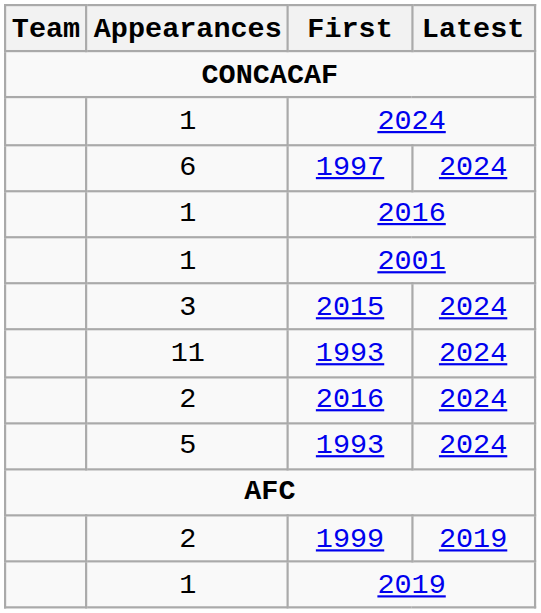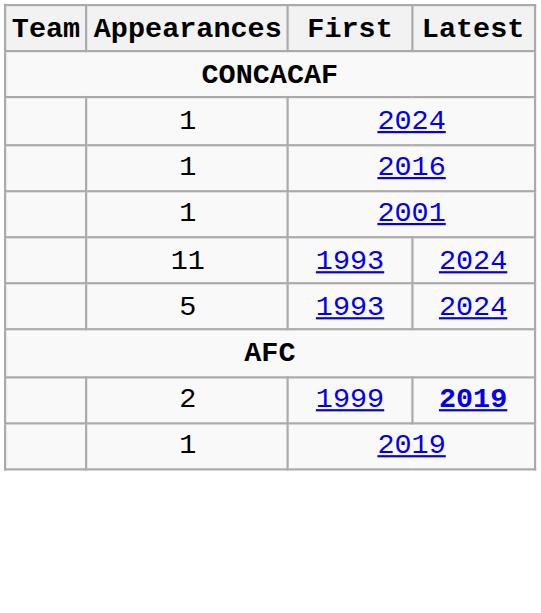- row: (188, 167)
- row: (188, 307)
- row: (188, 400)
(473, 539) normal -> (473, 400) bold
